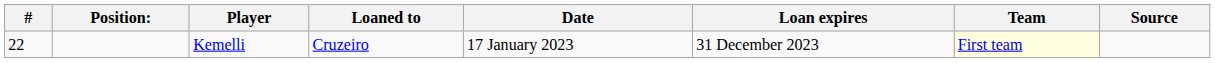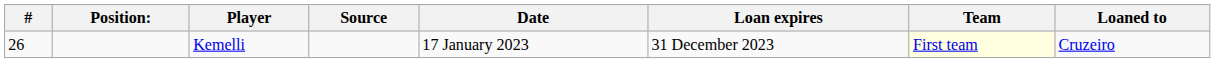columns swapped: (386, 17) <-> (1154, 17)
(16, 44) 22 -> (16, 44) 26
